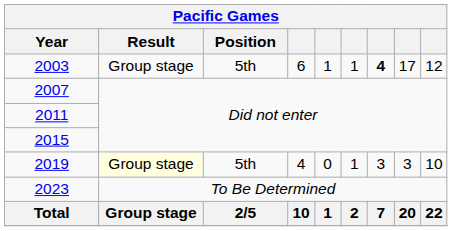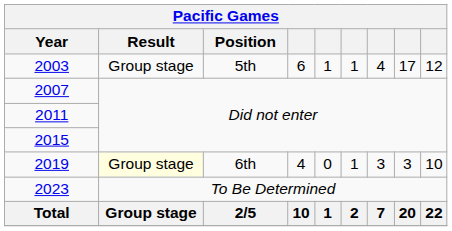(381, 66) bold -> (381, 66) normal
(245, 164) 5th -> (245, 164) 6th
